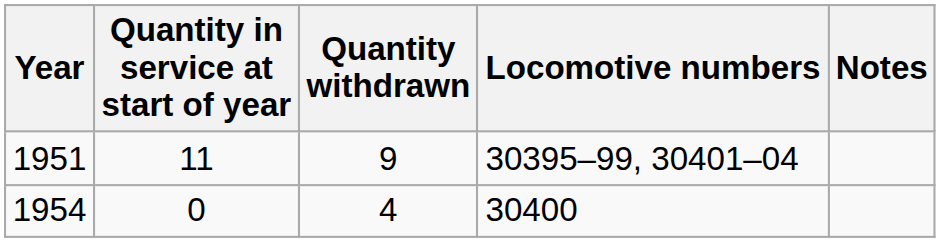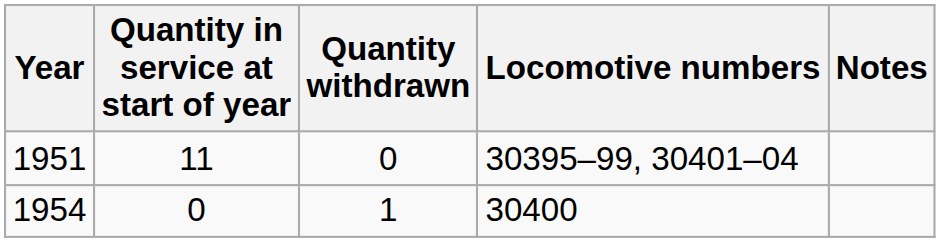(388, 157) 9 -> (388, 157) 0
(388, 210) 4 -> (388, 210) 1
